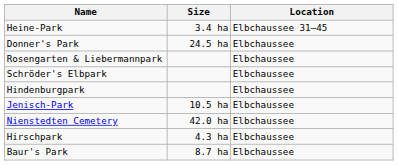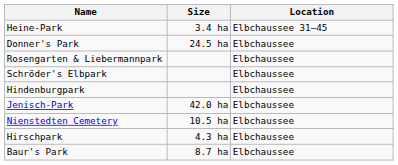(209, 105) 10.5 ha -> (209, 105) 42.0 ha
(209, 121) 42.0 ha -> (209, 121) 10.5 ha
